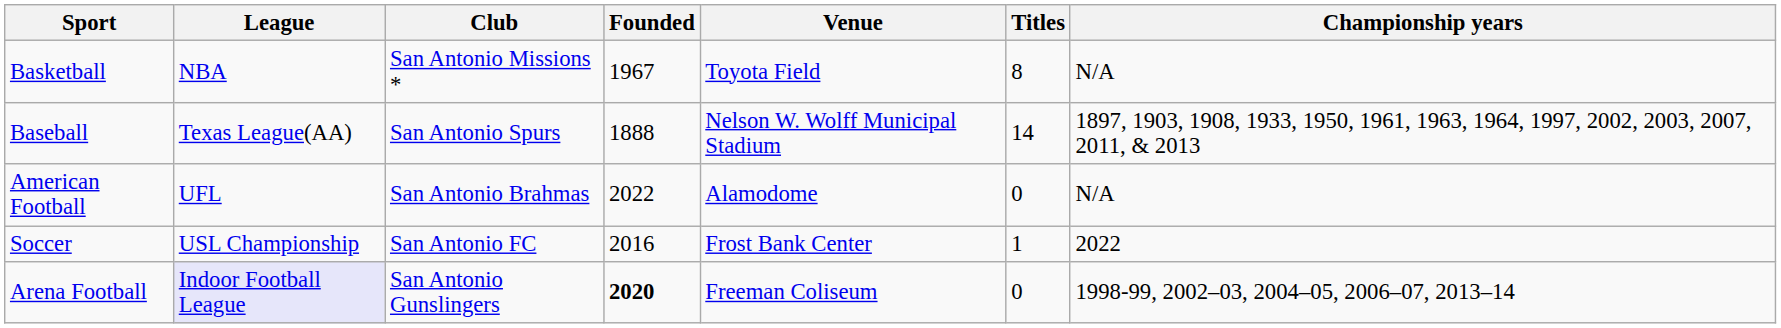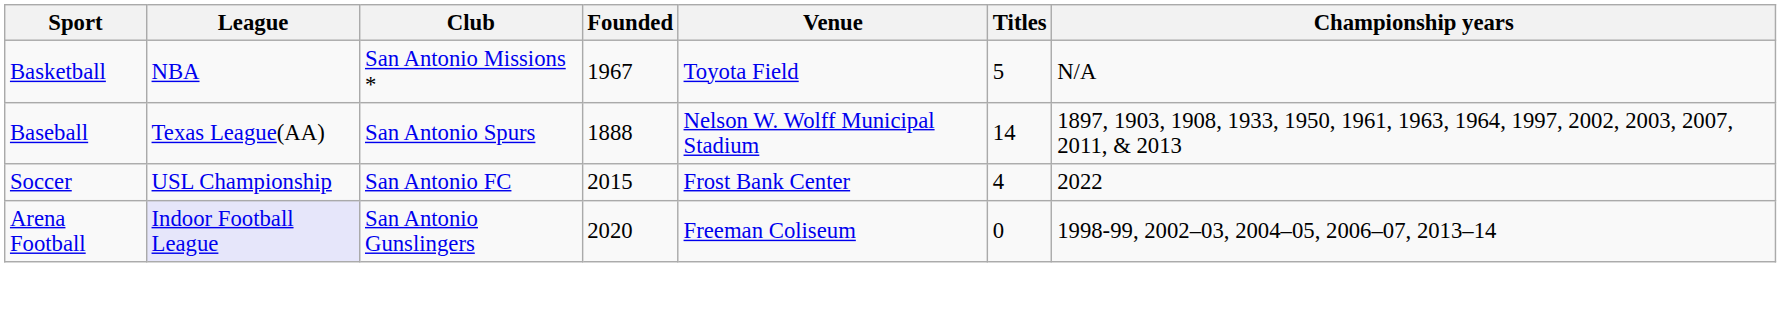(1017, 71) 8 -> (999, 71) 5
- row: (55, 194)
(632, 243) 2016 -> (610, 181) 2015
(1017, 243) 1 -> (999, 181) 4
(632, 292) bold -> (610, 230) normal
